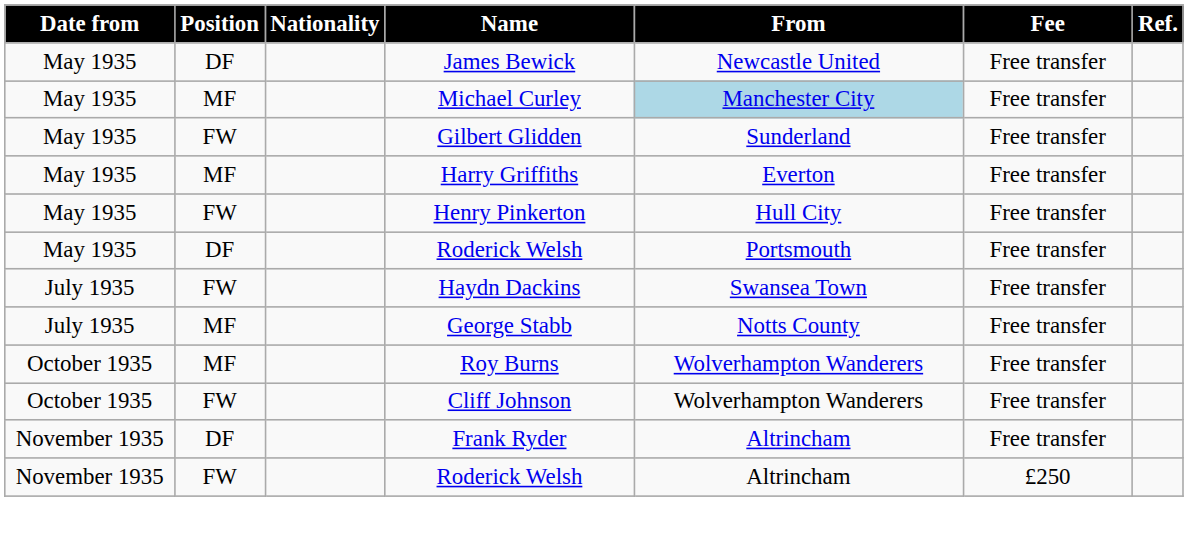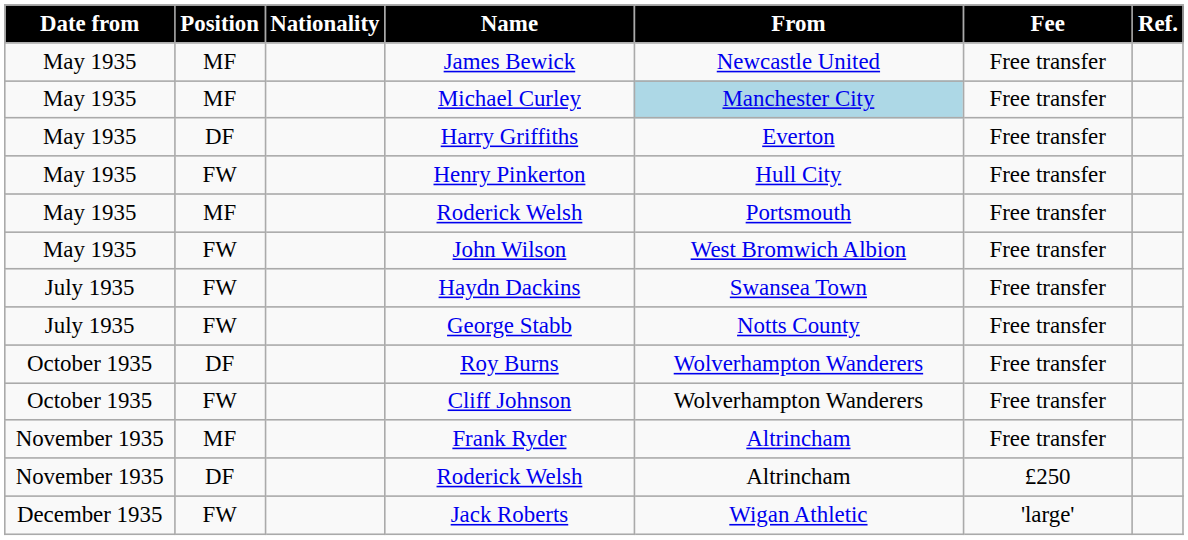(220, 61) DF -> (220, 61) MF
- row: (90, 137)
(220, 174) MF -> (220, 137) DF
(220, 250) DF -> (220, 212) MF
+ row: (90, 250)
(220, 325) MF -> (220, 325) FW
(220, 363) MF -> (220, 363) DF
(220, 439) DF -> (220, 439) MF
(220, 476) FW -> (220, 476) DF
+ row: (90, 514)
